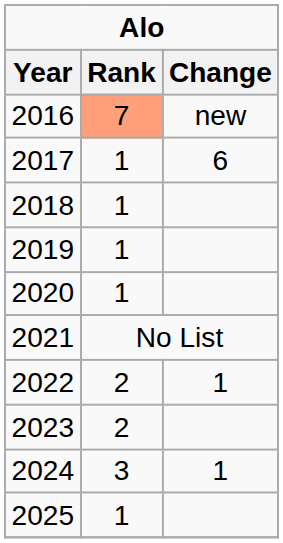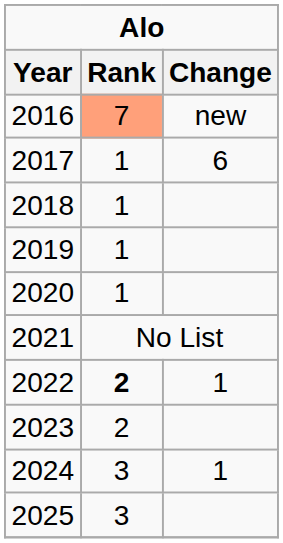(121, 382) normal -> (121, 382) bold
(121, 516) 1 -> (121, 516) 3
